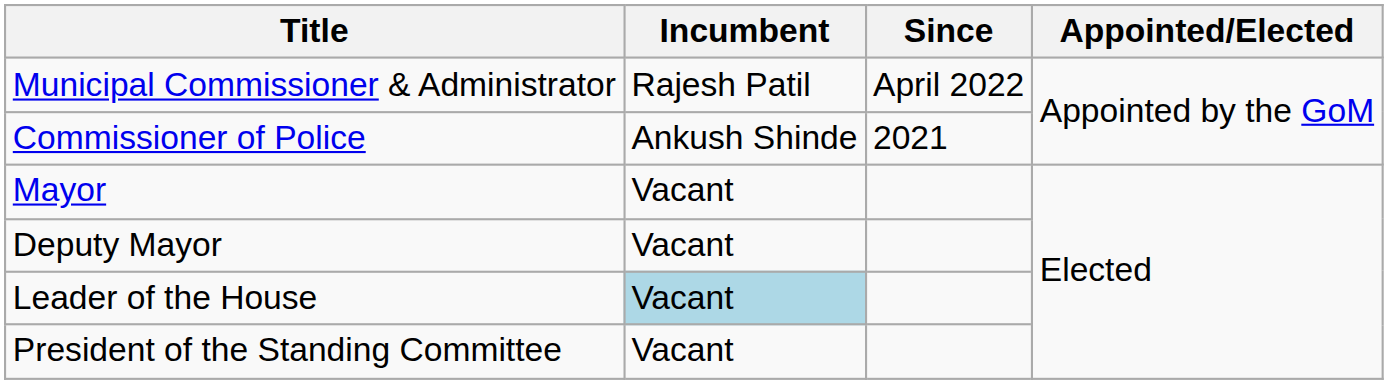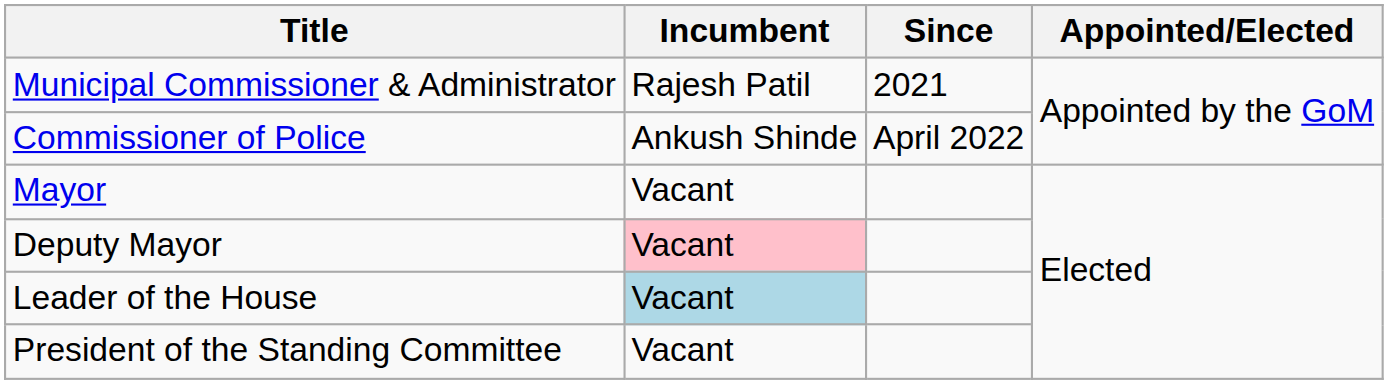(949, 84) April 2022 -> (910, 84) 2021
(910, 137) 2021 -> (949, 137) April 2022
(682, 244) no background -> (682, 244) pink background
